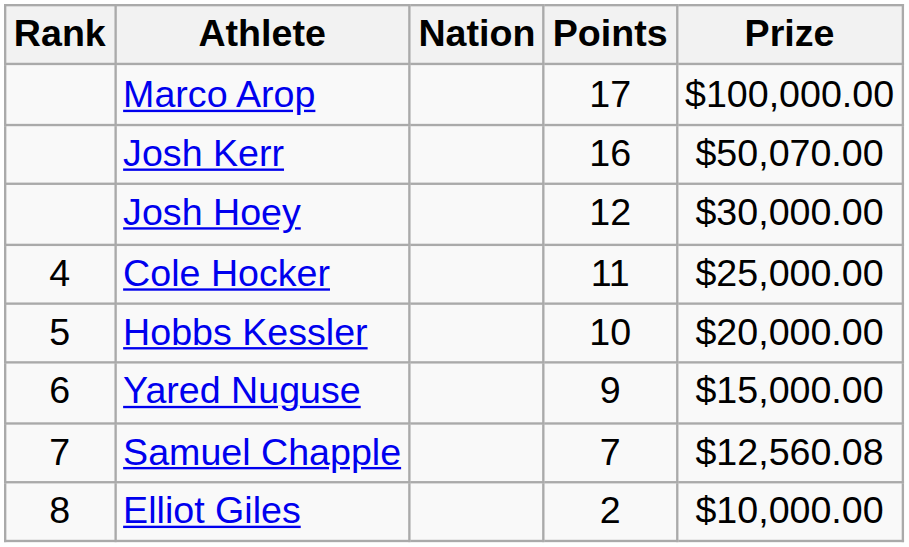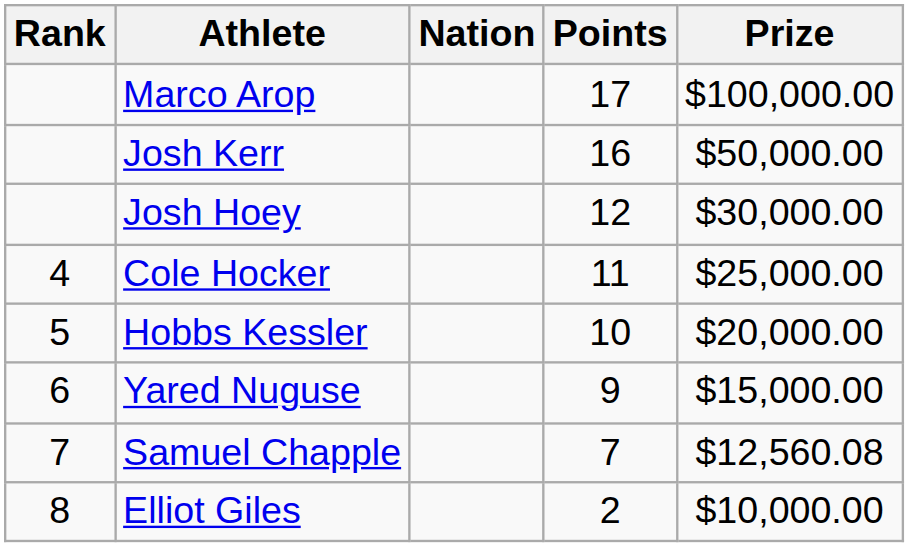(790, 153) $50,070.00 -> (790, 153) $50,000.00
